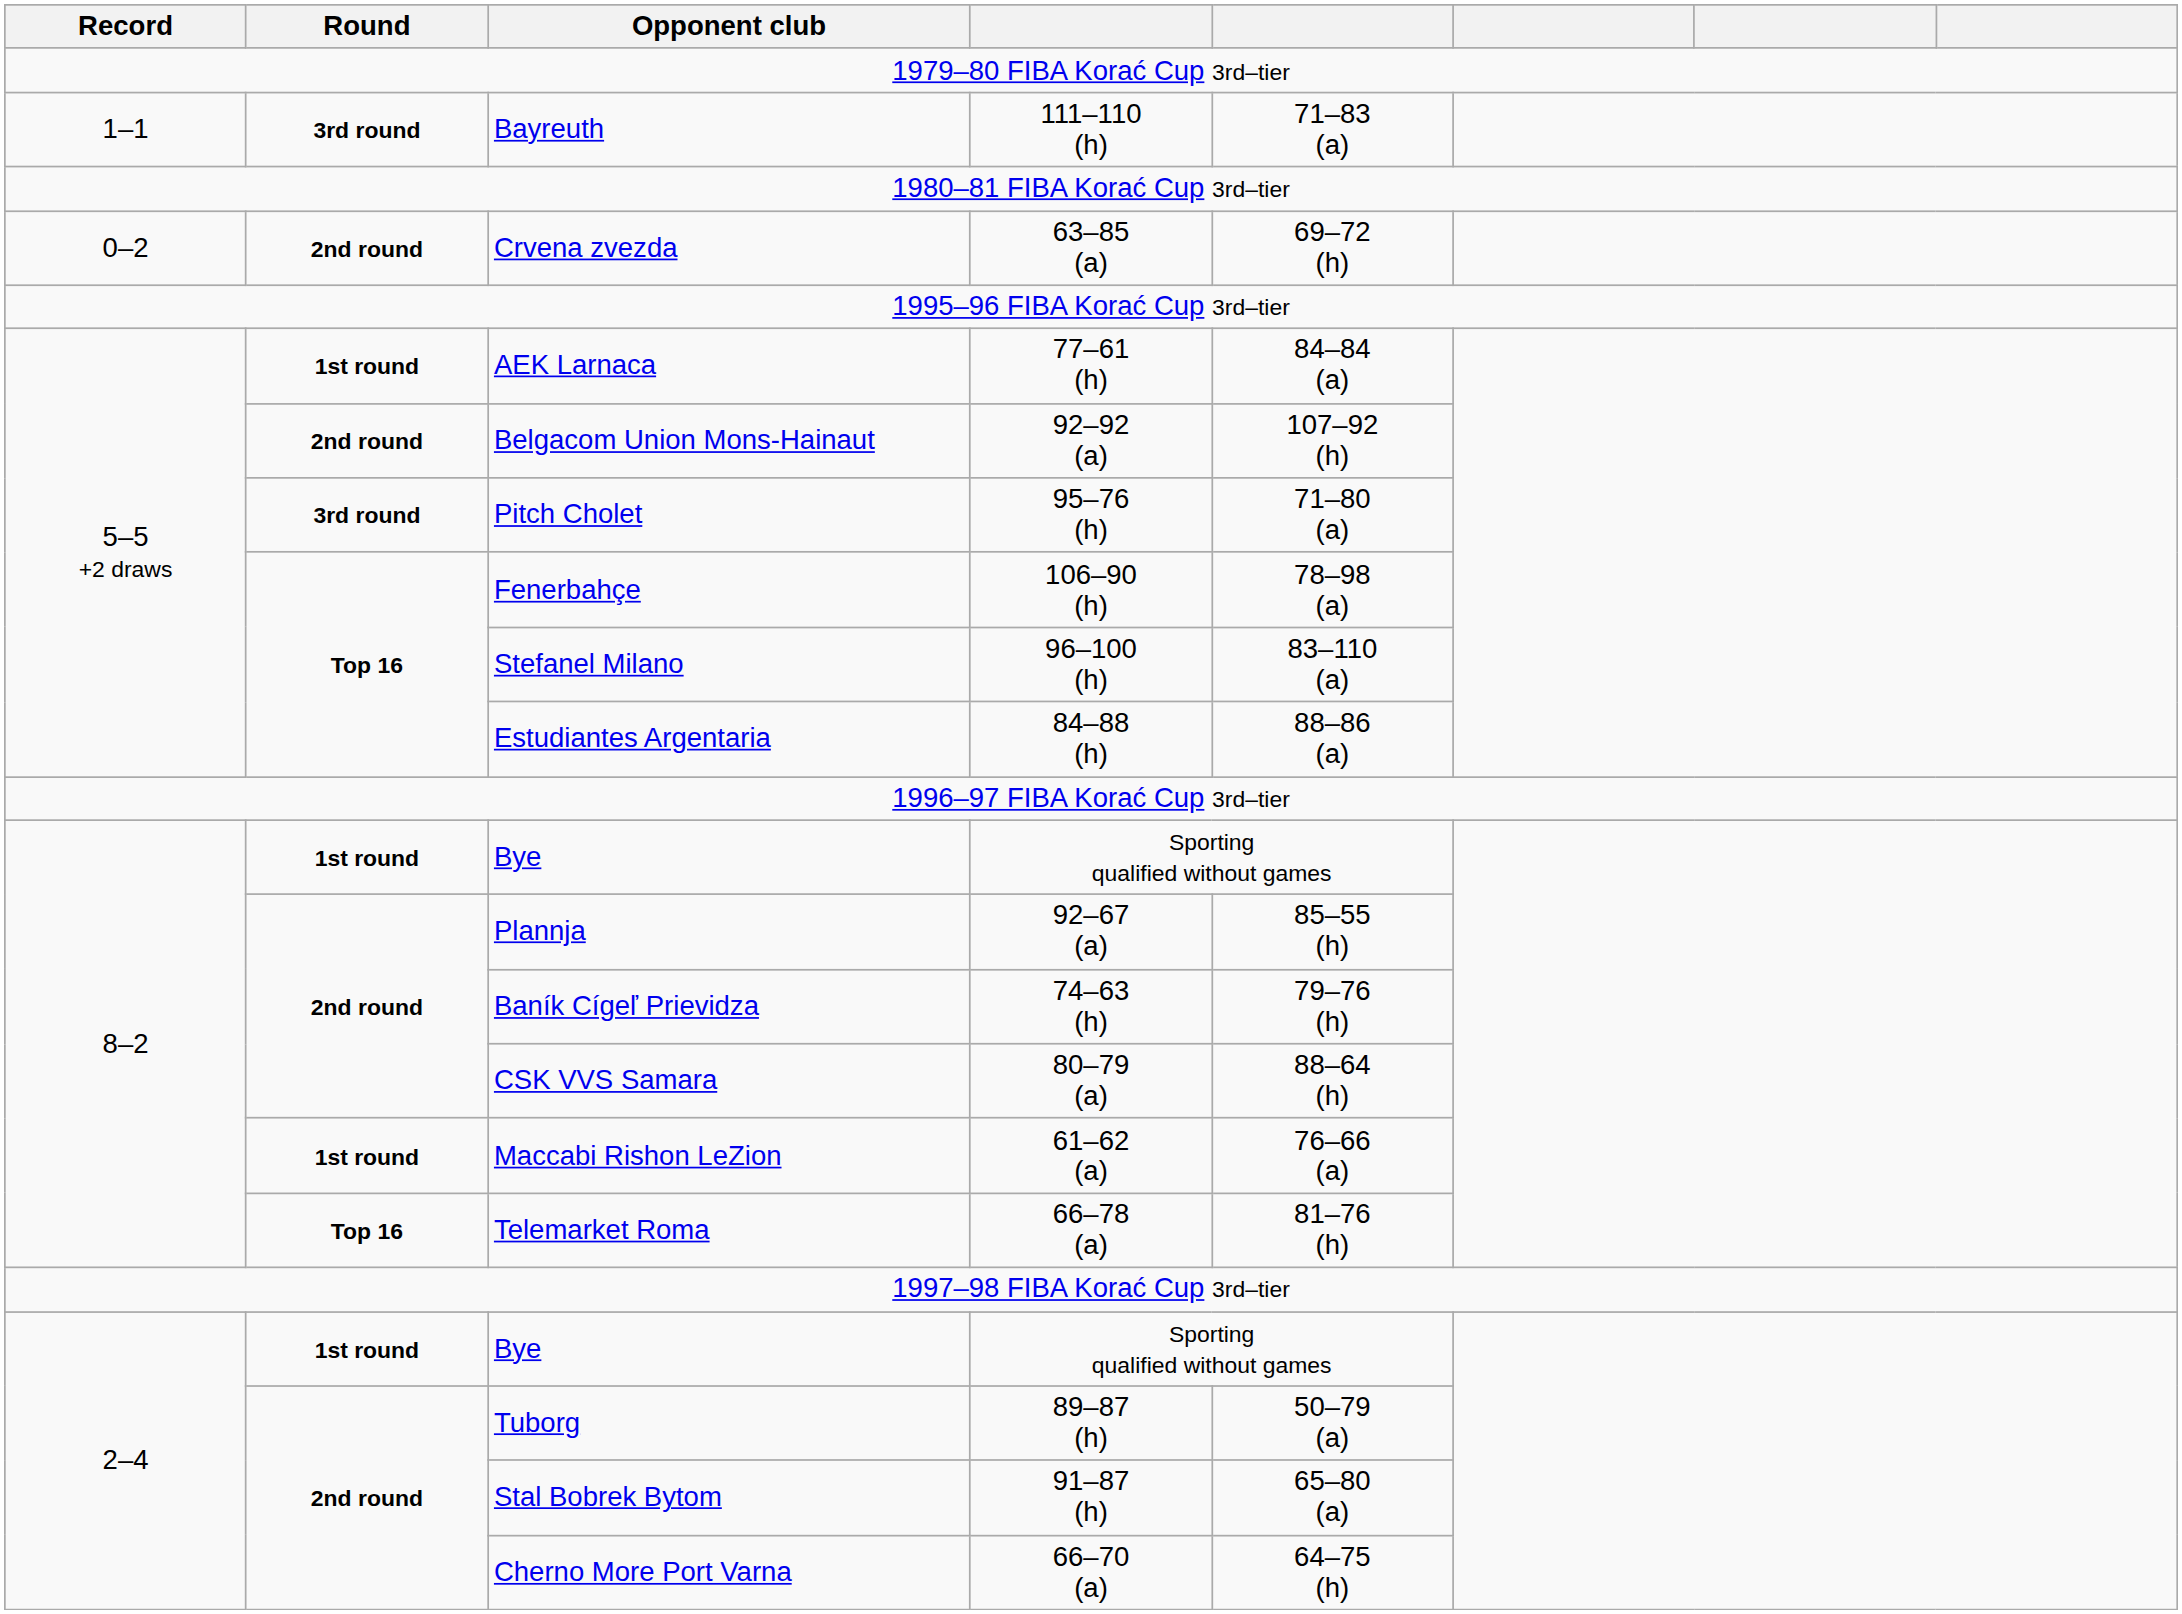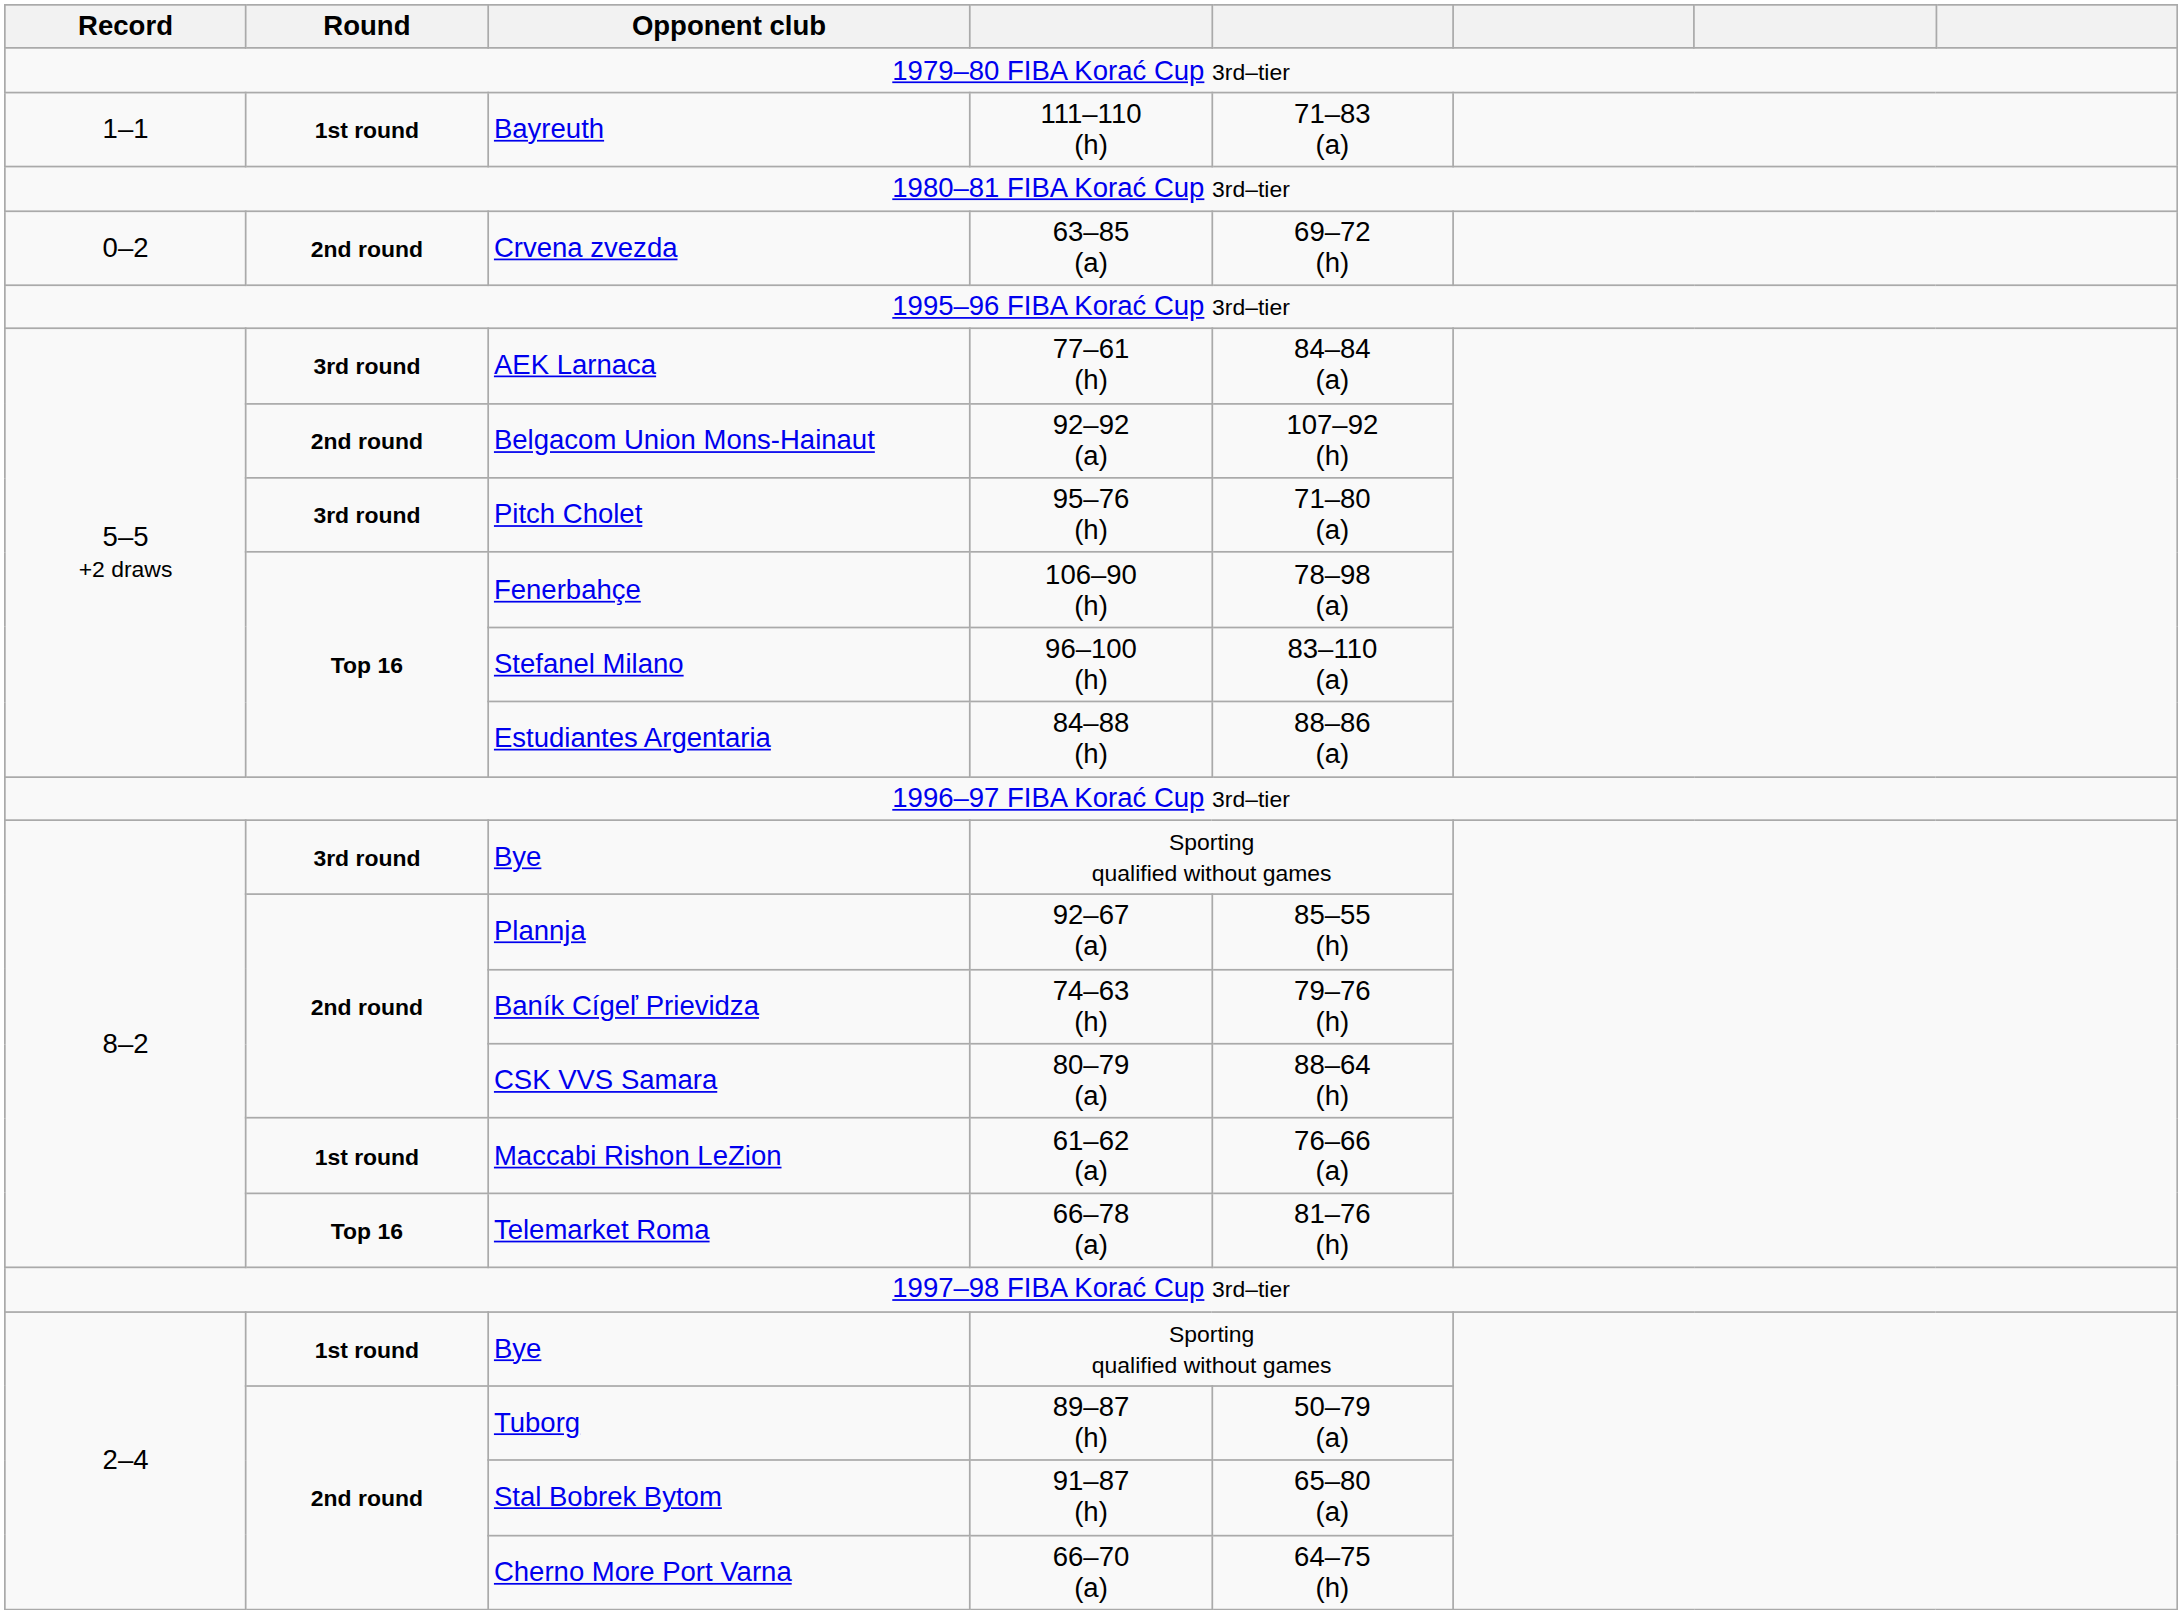(367, 130) 3rd round -> (367, 130) 1st round
(367, 367) 1st round -> (367, 367) 3rd round
(367, 858) 1st round -> (367, 858) 3rd round
